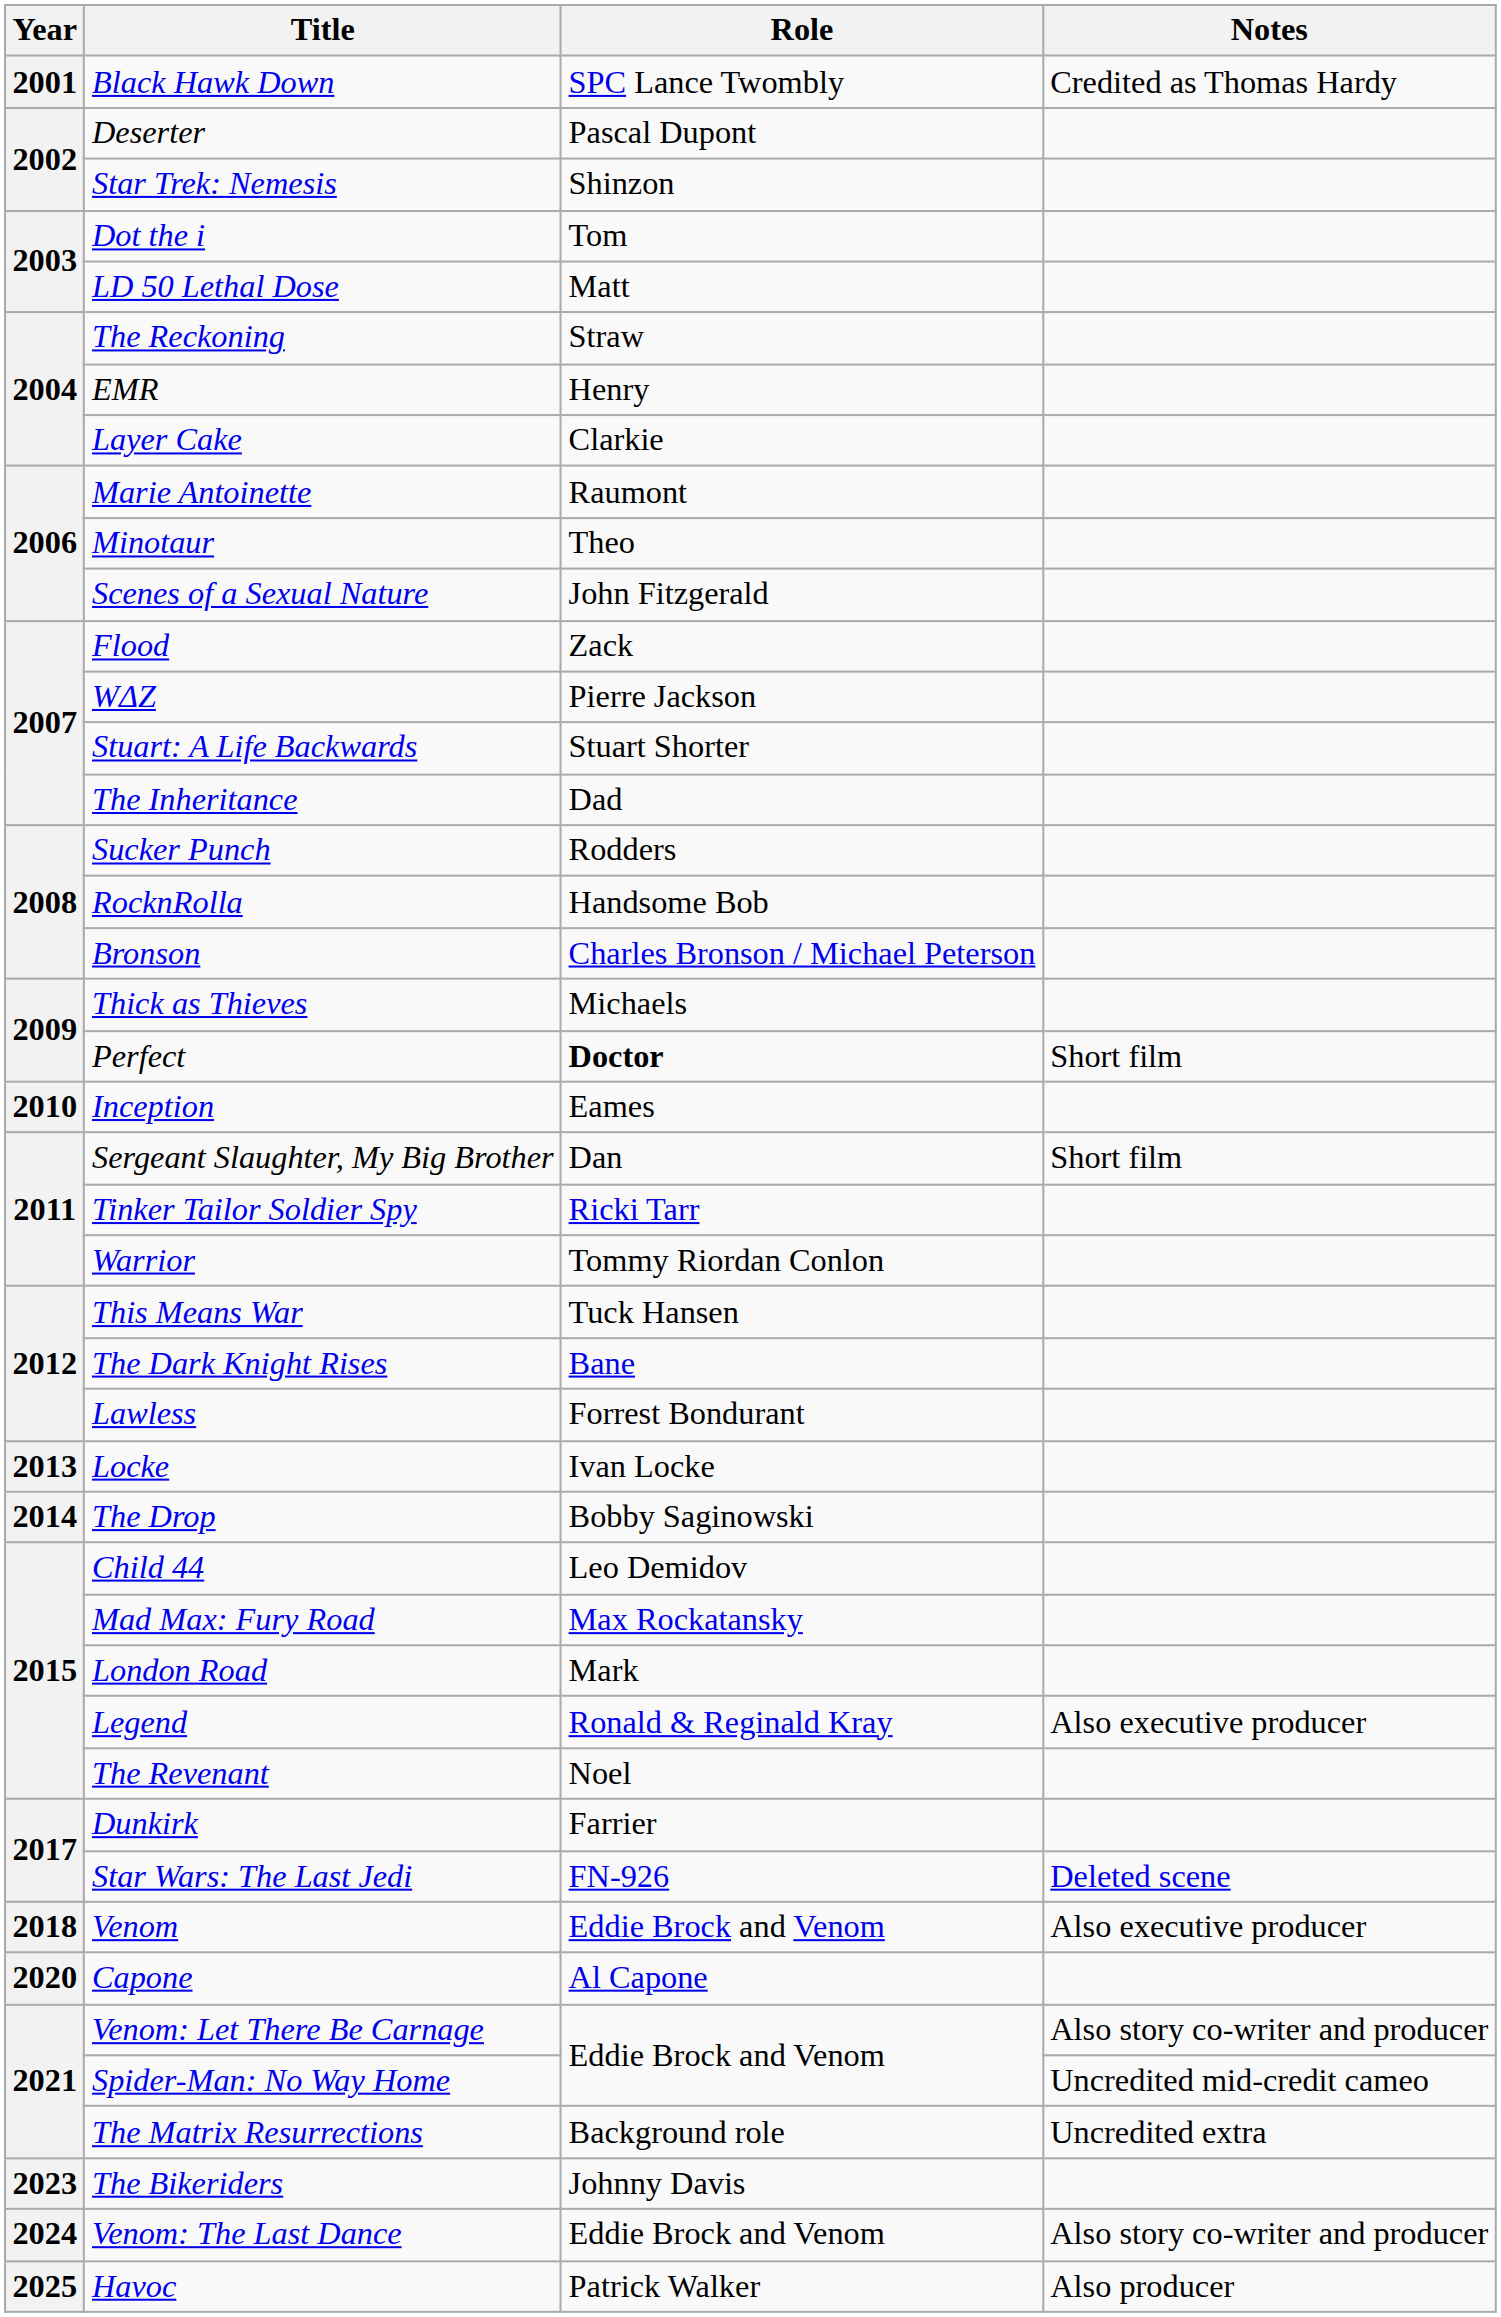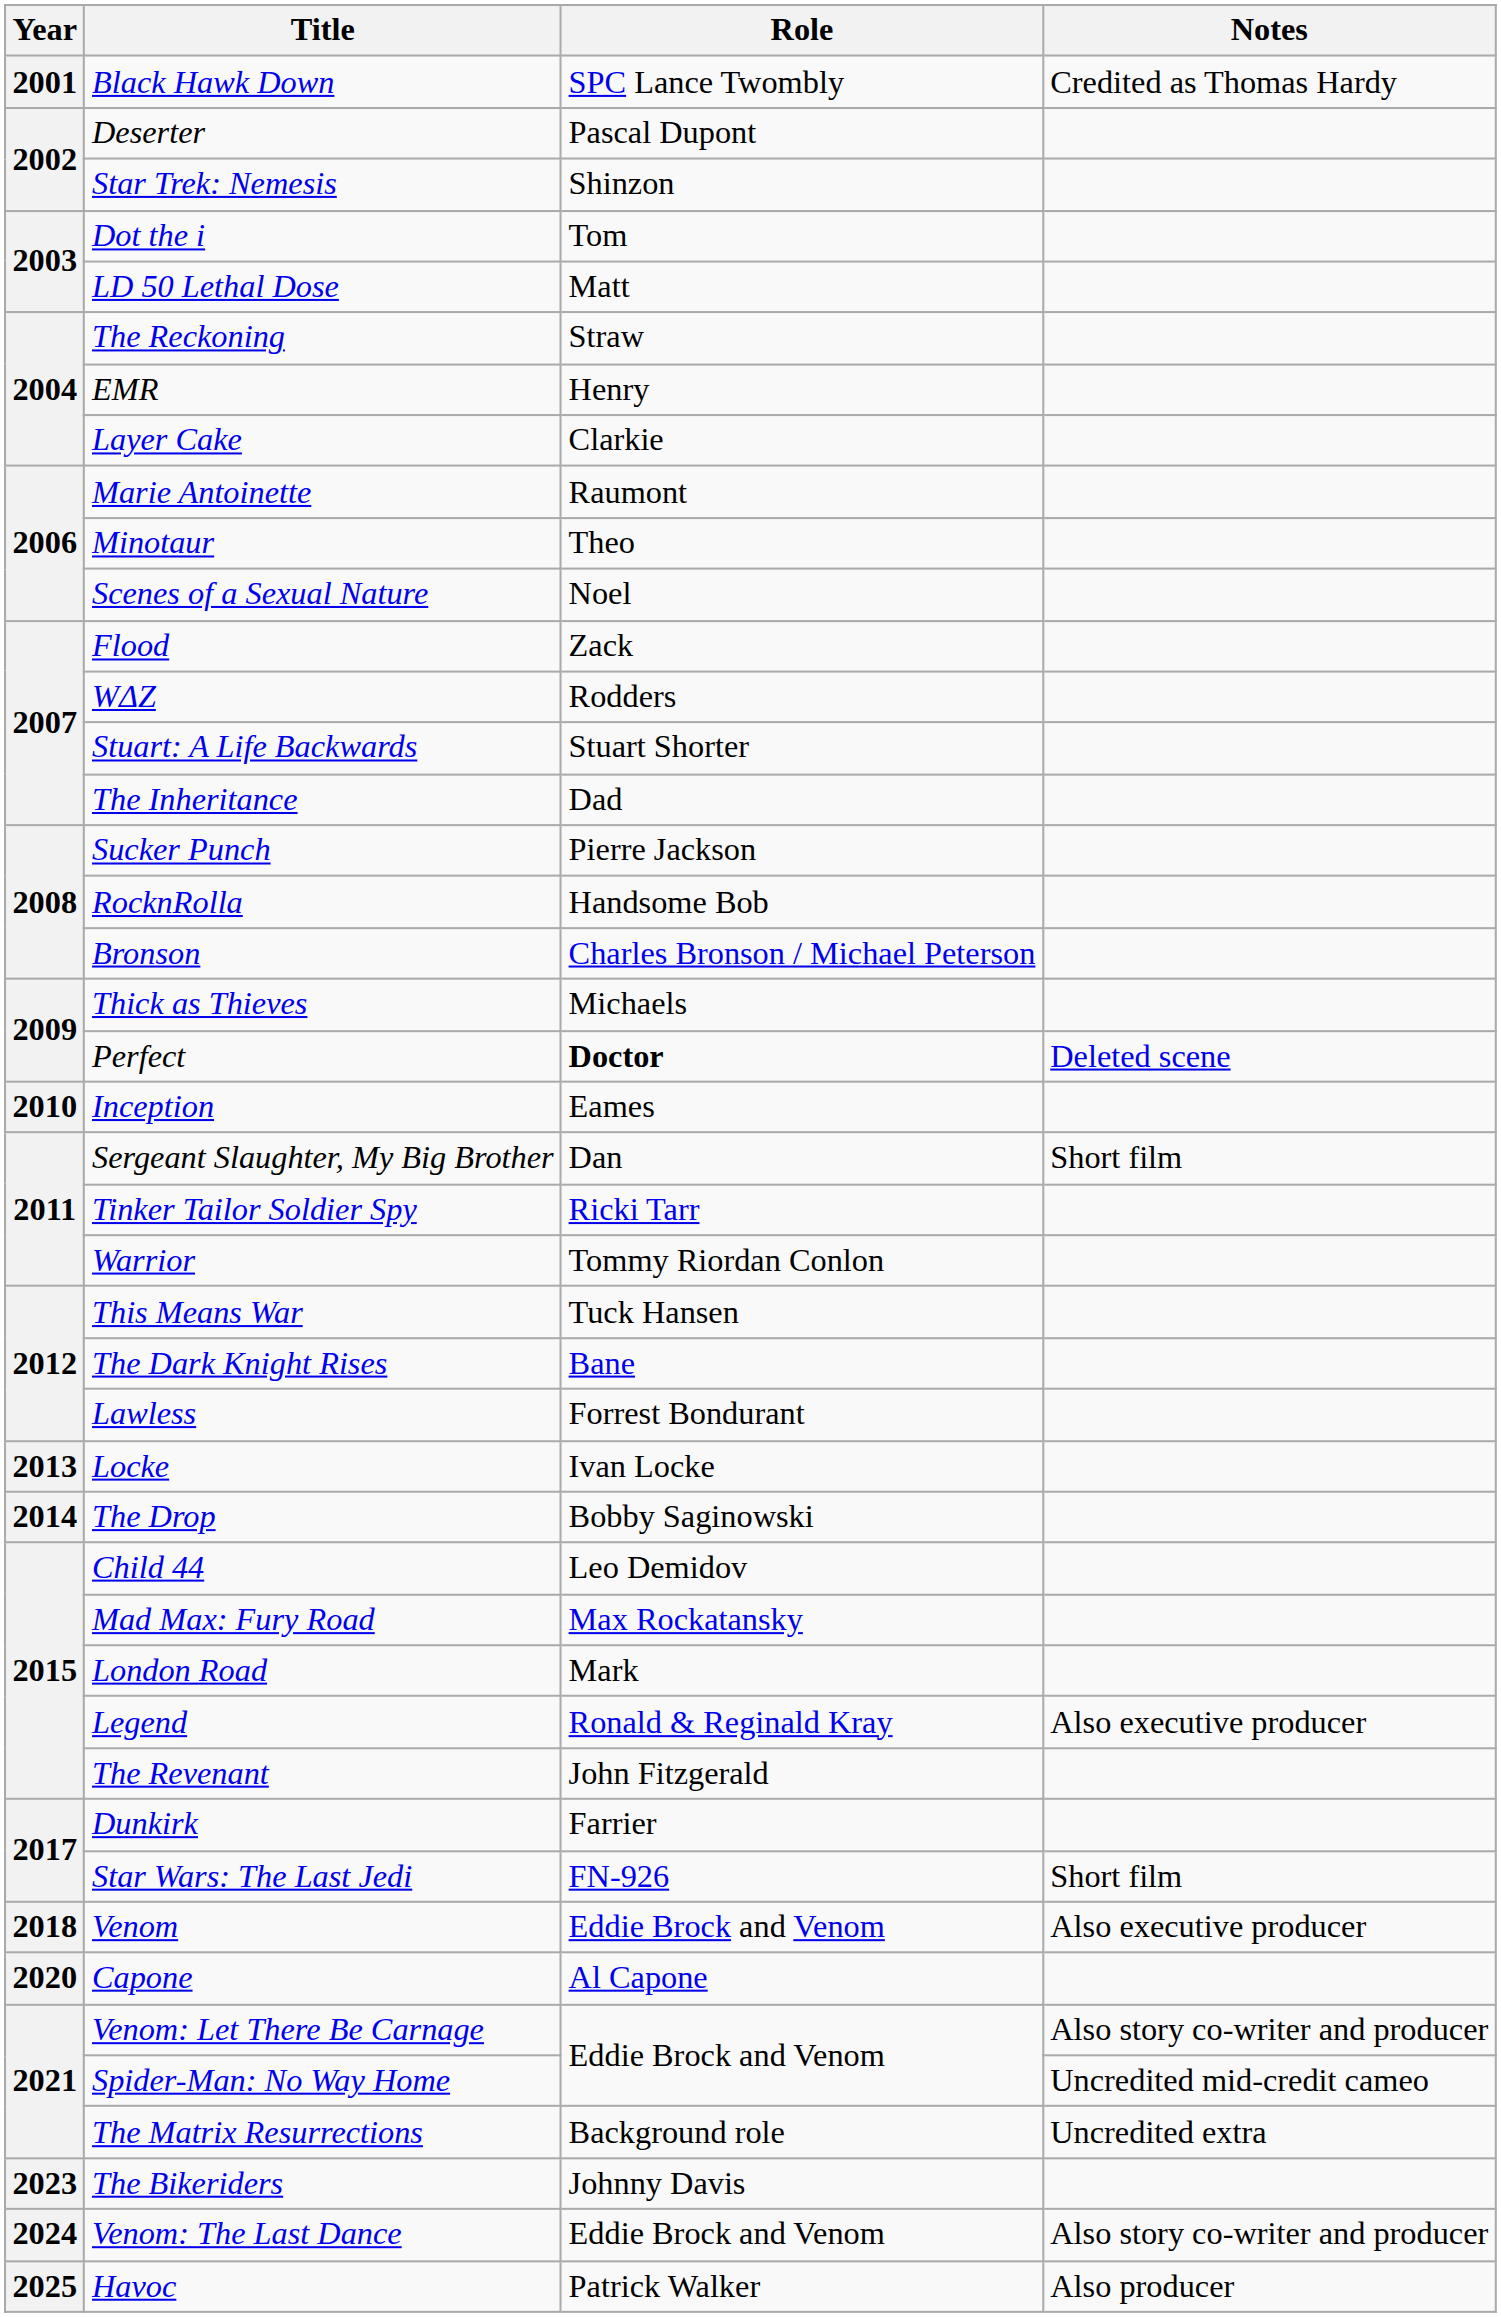(669, 593) John Fitzgerald -> (600, 593) Noel
(662, 696) Pierre Jackson -> (622, 696) Rodders
(622, 850) Rodders -> (662, 850) Pierre Jackson
(1116, 1055) Short film -> (1140, 1055) Deleted scene
(600, 1772) Noel -> (669, 1772) John Fitzgerald
(1140, 1875) Deleted scene -> (1116, 1875) Short film
